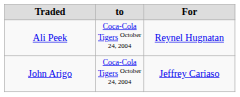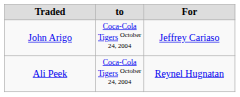rows swapped: (50, 38) <-> (50, 73)
